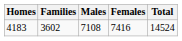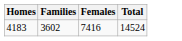- column: (93, 12)
